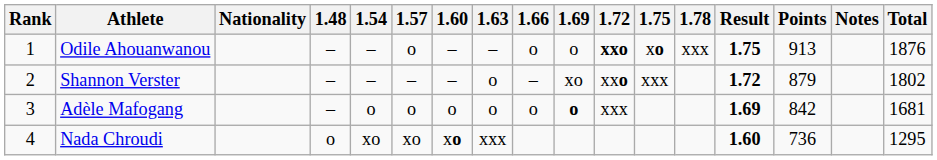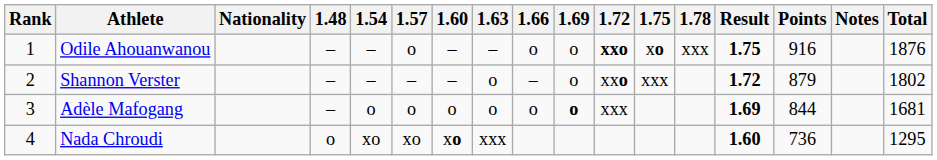(802, 49) 913 -> (802, 49) 916
(574, 79) xo -> (574, 79) o
(802, 109) 842 -> (802, 109) 844
